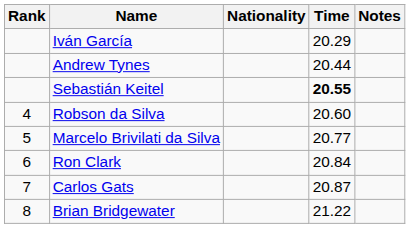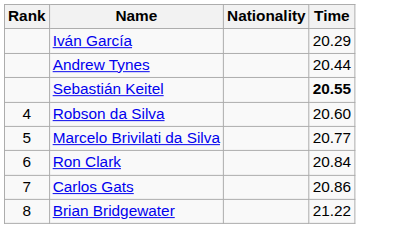- column: (380, 16)
(332, 187) 20.87 -> (332, 187) 20.86
